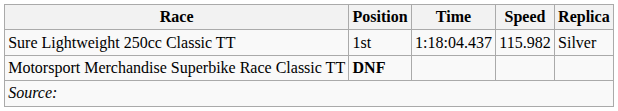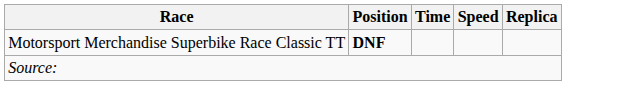- row: (122, 42)
